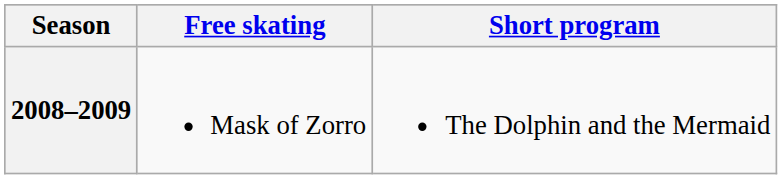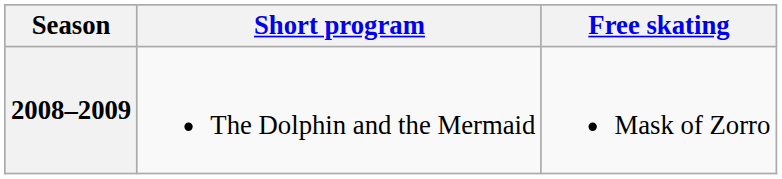columns swapped: (574, 25) <-> (255, 25)
